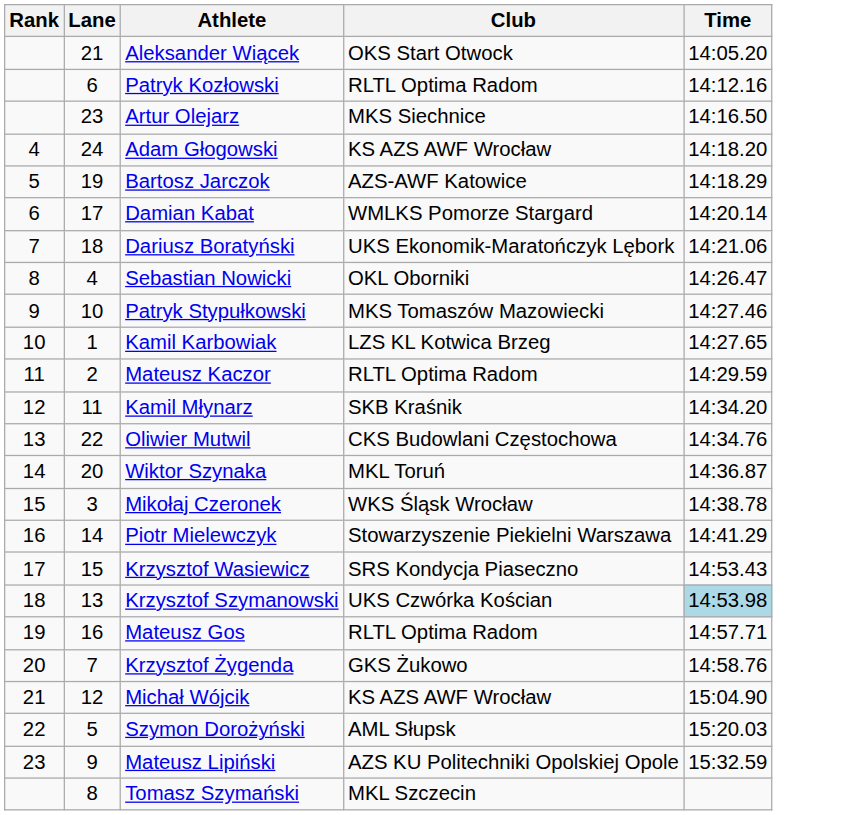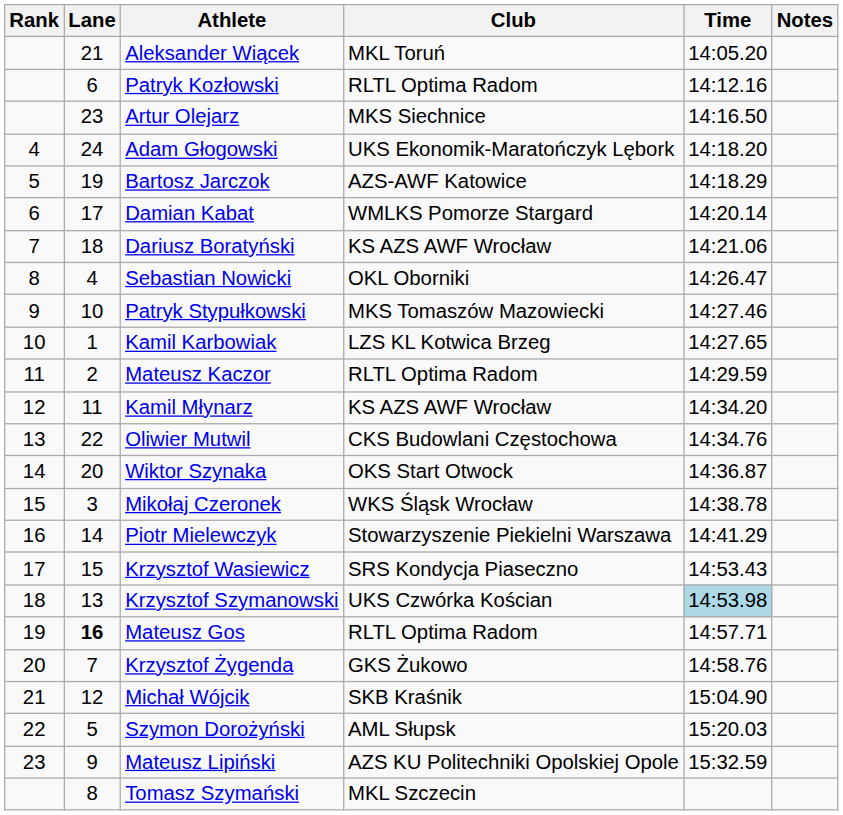+ column: (805, 20)
(430, 52) OKS Start Otwock -> (397, 52) MKL Toruń
(450, 149) KS AZS AWF Wrocław -> (511, 149) UKS Ekonomik-Maratończyk Lębork
(511, 246) UKS Ekonomik-Maratończyk Lębork -> (450, 246) KS AZS AWF Wrocław
(405, 407) SKB Kraśnik -> (450, 407) KS AZS AWF Wrocław
(397, 471) MKL Toruń -> (430, 471) OKS Start Otwock
(92, 632) normal -> (92, 632) bold
(450, 697) KS AZS AWF Wrocław -> (405, 697) SKB Kraśnik
